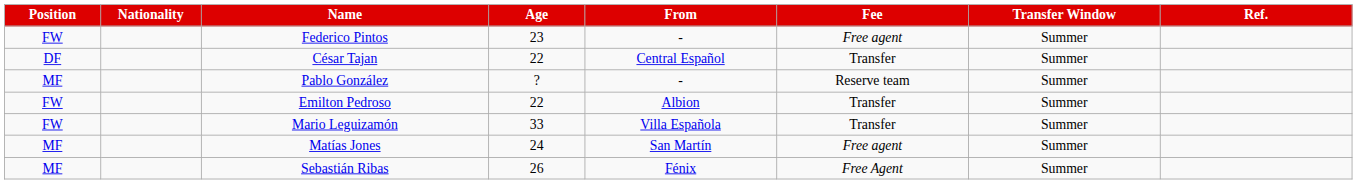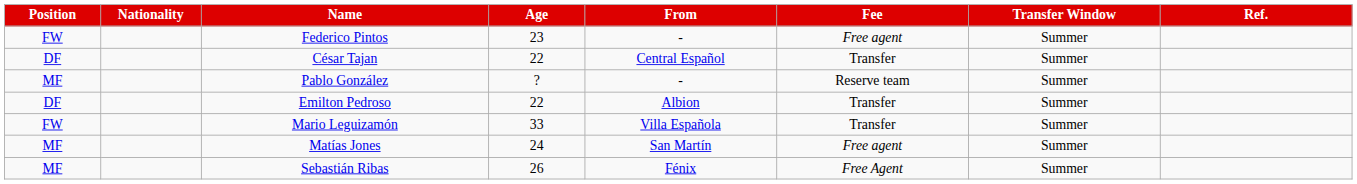(52, 102) FW -> (52, 102) DF
